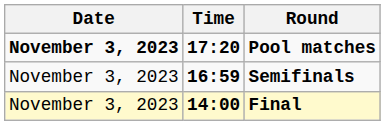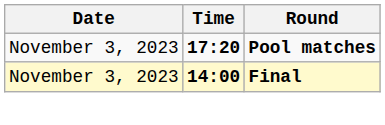(94, 48) bold -> (94, 48) normal
- row: (302, 77)
